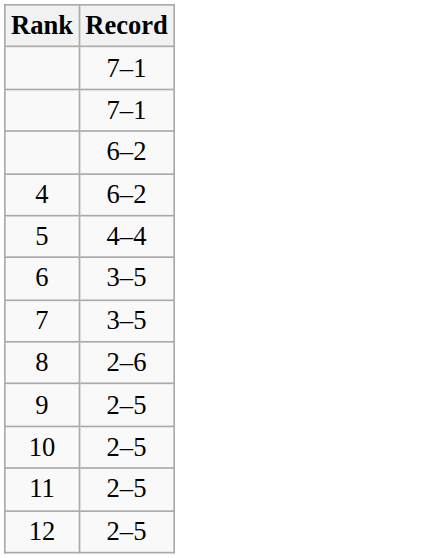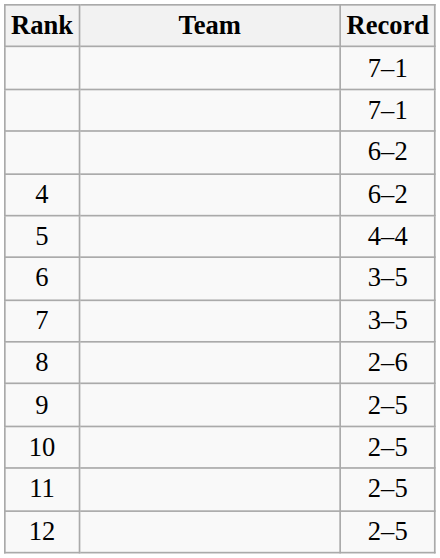+ column: (210, 25)
